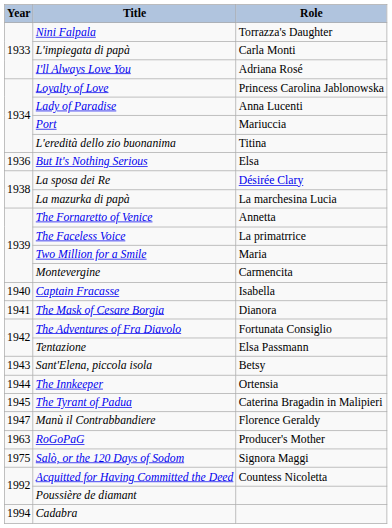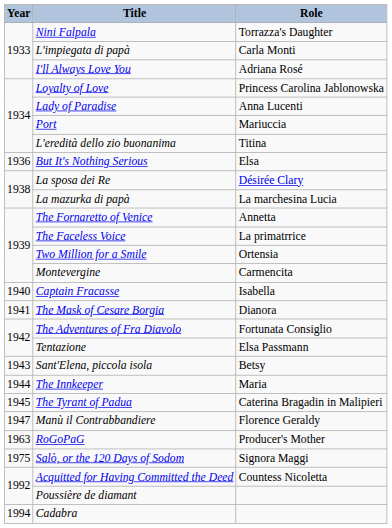(253, 254) Maria -> (259, 254) Ortensia
(259, 384) Ortensia -> (253, 384) Maria
